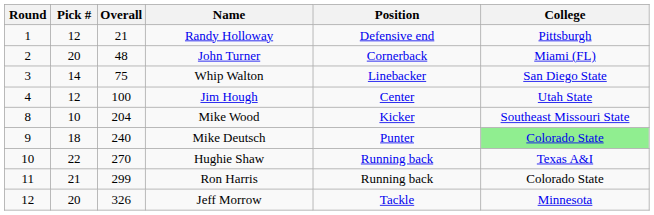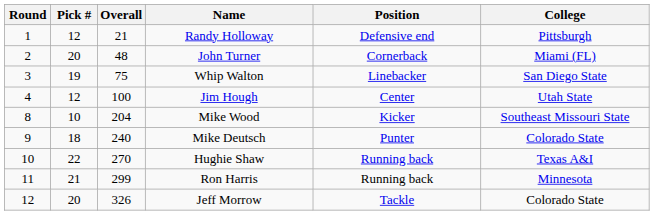(74, 76) 14 -> (74, 76) 19
(565, 138) lightgreen background -> (565, 138) no background
(565, 179) Colorado State -> (565, 179) Minnesota
(565, 199) Minnesota -> (565, 199) Colorado State
